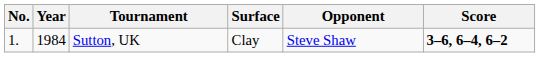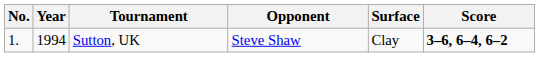columns swapped: (256, 15) <-> (353, 15)
(51, 39) 1984 -> (51, 39) 1994
